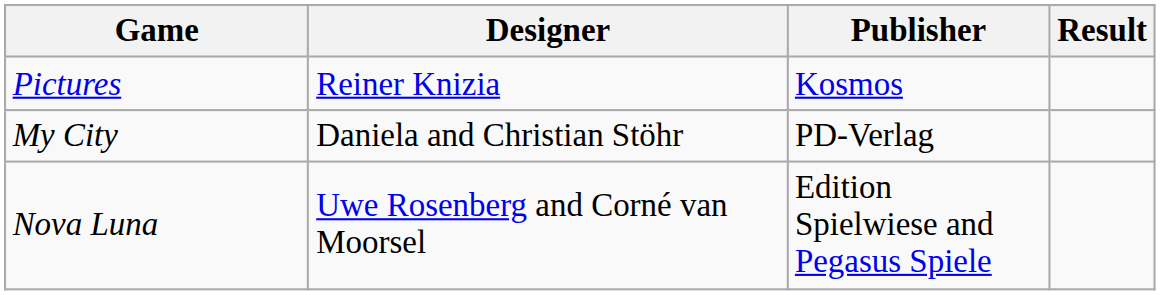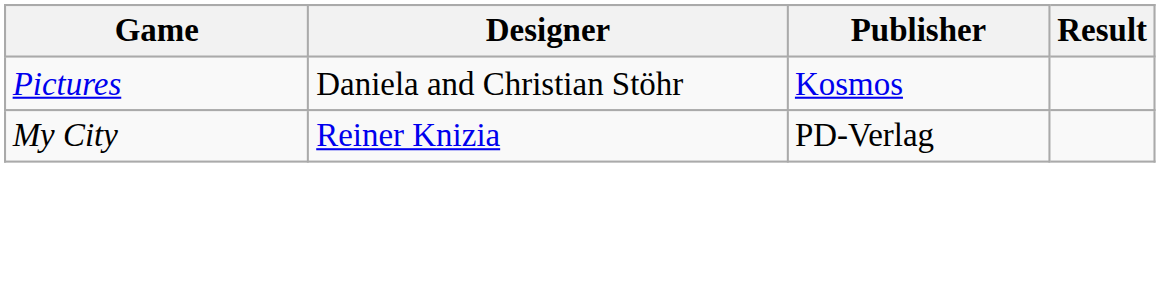(408, 82) Reiner Knizia -> (500, 82) Daniela and Christian Stöhr
(500, 135) Daniela and Christian Stöhr -> (408, 135) Reiner Knizia
- row: (85, 224)
